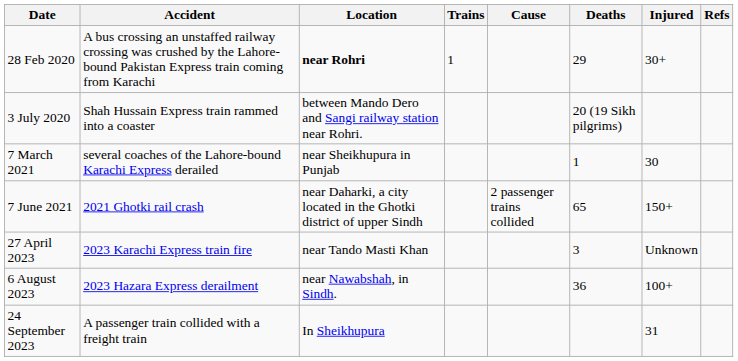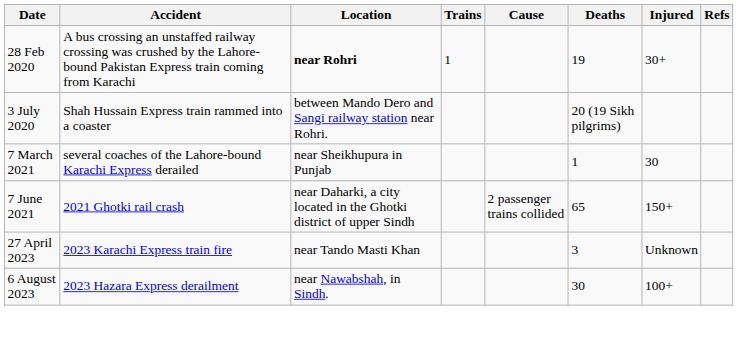(579, 59) 29 -> (578, 59) 19
(579, 286) 36 -> (578, 286) 30
- row: (36, 330)
